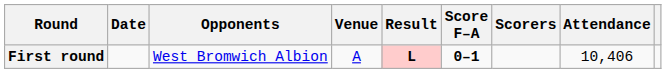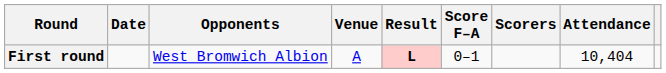(466, 57) bold -> (466, 57) normal
(607, 57) 10,406 -> (607, 57) 10,404
